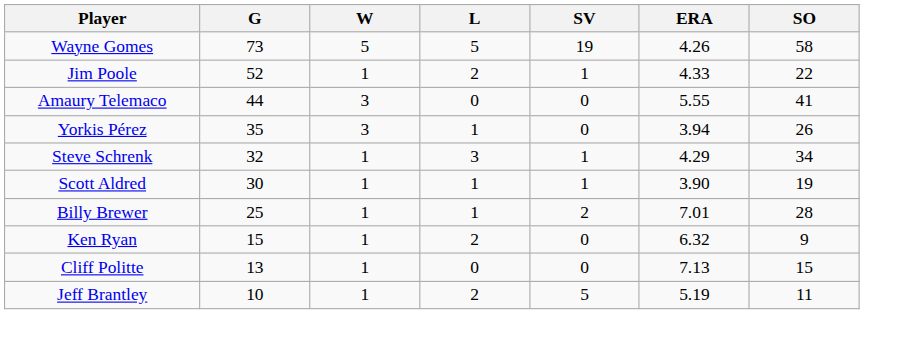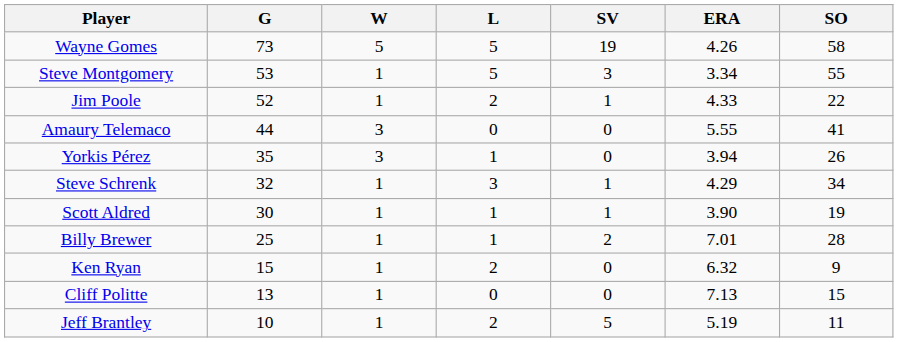+ row: (106, 73)
